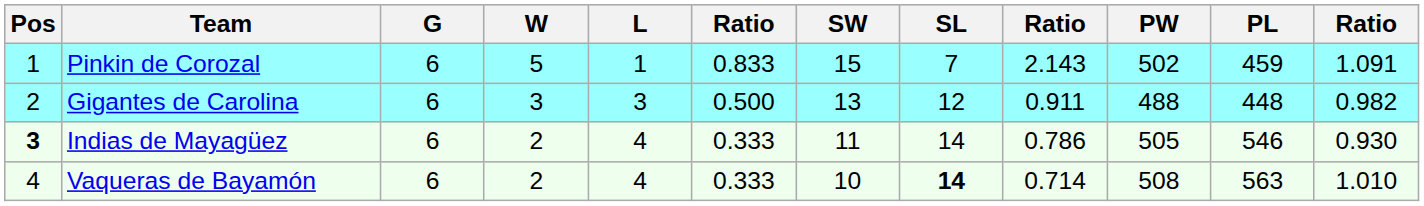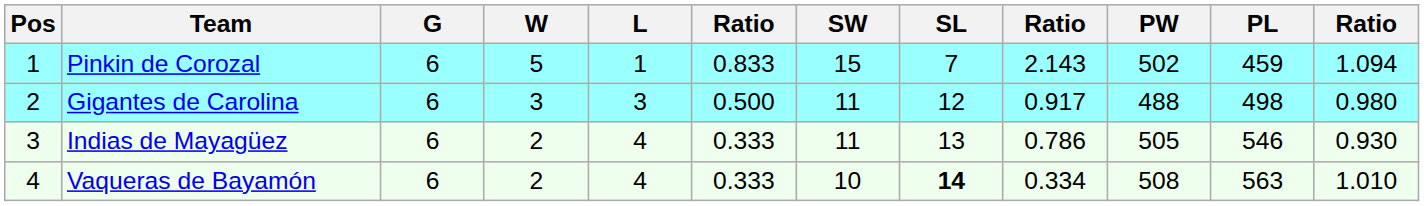(1366, 63) 1.091 -> (1366, 63) 1.094
(848, 102) 13 -> (848, 102) 11
(1055, 102) 0.911 -> (1055, 102) 0.917
(1263, 102) 448 -> (1263, 102) 498
(1366, 102) 0.982 -> (1366, 102) 0.980
(33, 141) bold -> (33, 141) normal
(951, 141) 14 -> (951, 141) 13
(1055, 180) 0.714 -> (1055, 180) 0.334
